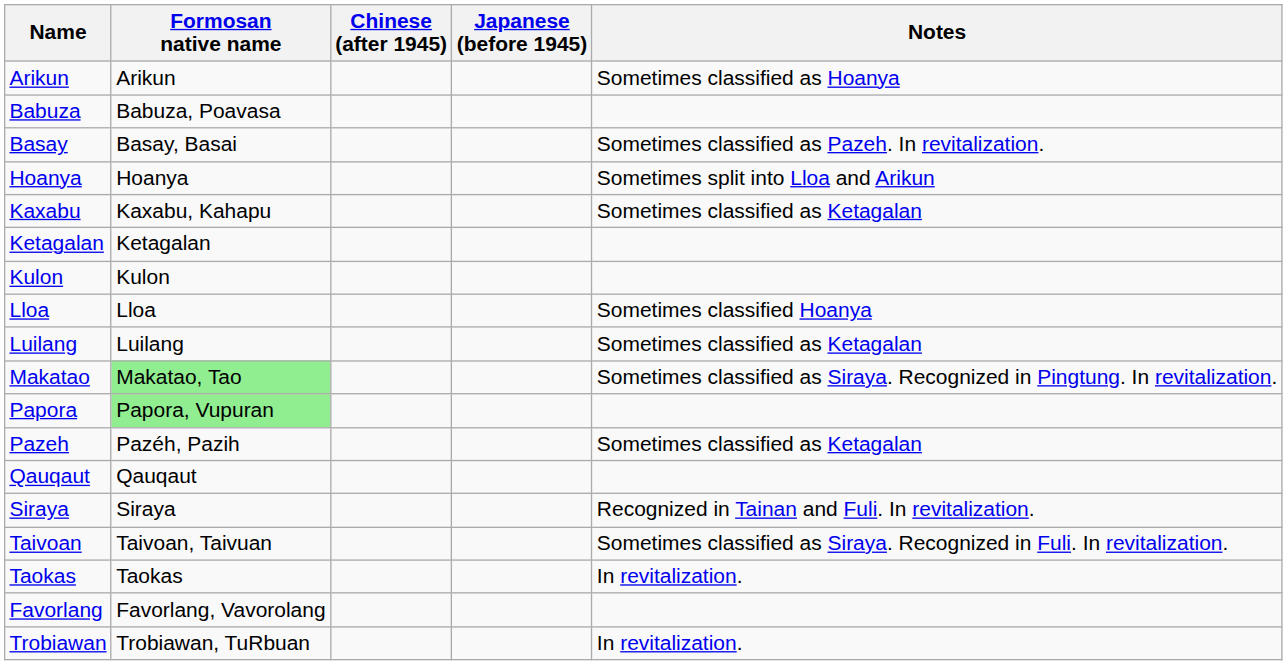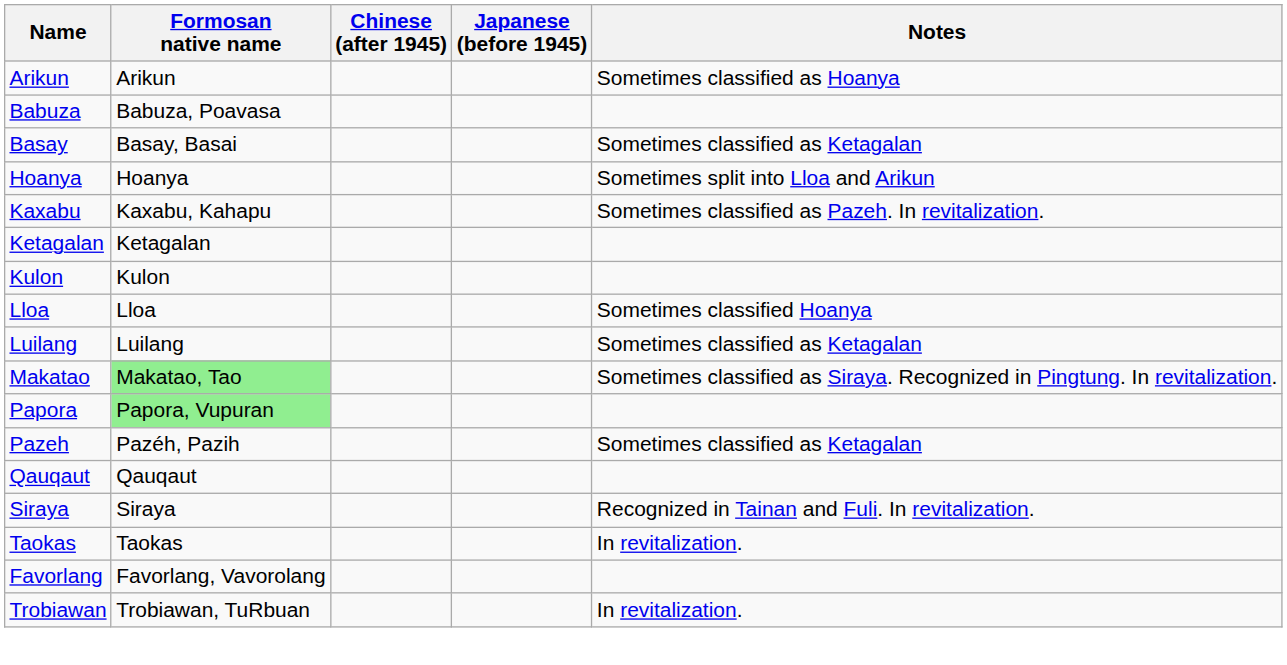(821, 144) Sometimes classified as Pazeh. In revitalization. -> (759, 144) Sometimes classified as Ketagalan
(759, 210) Sometimes classified as Ketagalan -> (821, 210) Sometimes classified as Pazeh. In revitalization.
- row: (46, 543)
